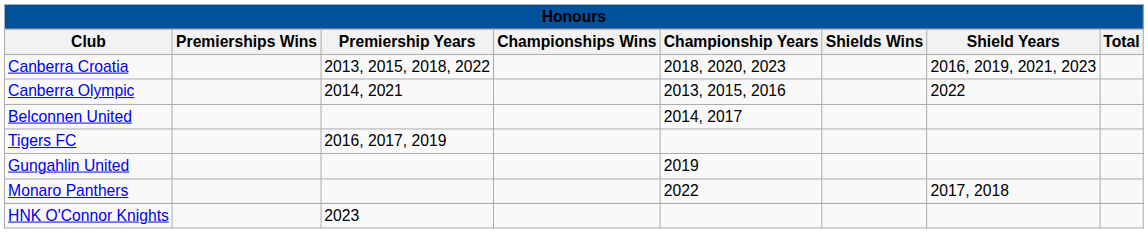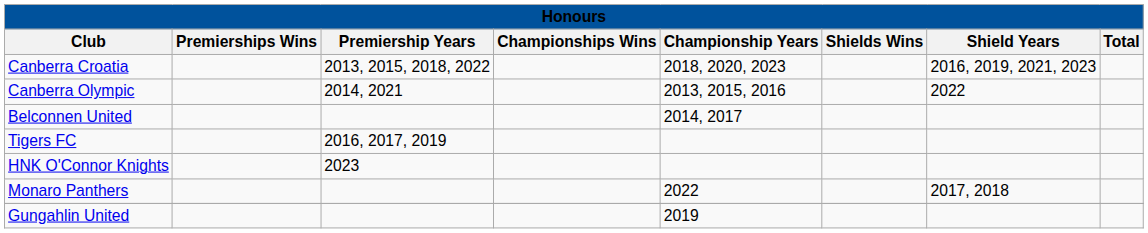rows swapped: (69, 166) <-> (88, 215)
